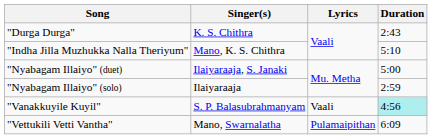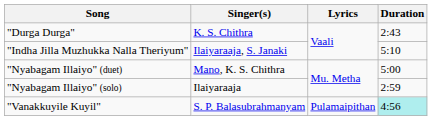(239, 51) Mano, K. S. Chithra -> (240, 51) Ilaiyaraaja, S. Janaki
(240, 69) Ilaiyaraaja, S. Janaki -> (239, 69) Mano, K. S. Chithra
(322, 106) Vaali -> (343, 106) Pulamaipithan
- row: (60, 125)
